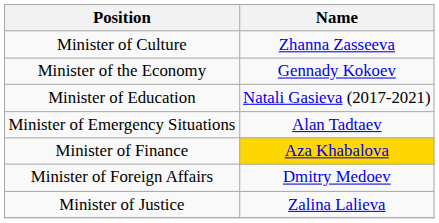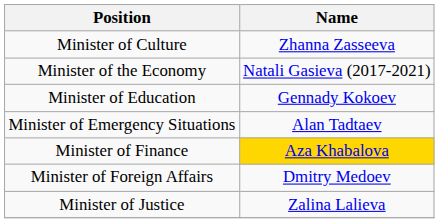(337, 71) Gennady Kokoev -> (337, 71) Natali Gasieva (2017-2021)
(337, 97) Natali Gasieva (2017-2021) -> (337, 97) Gennady Kokoev
